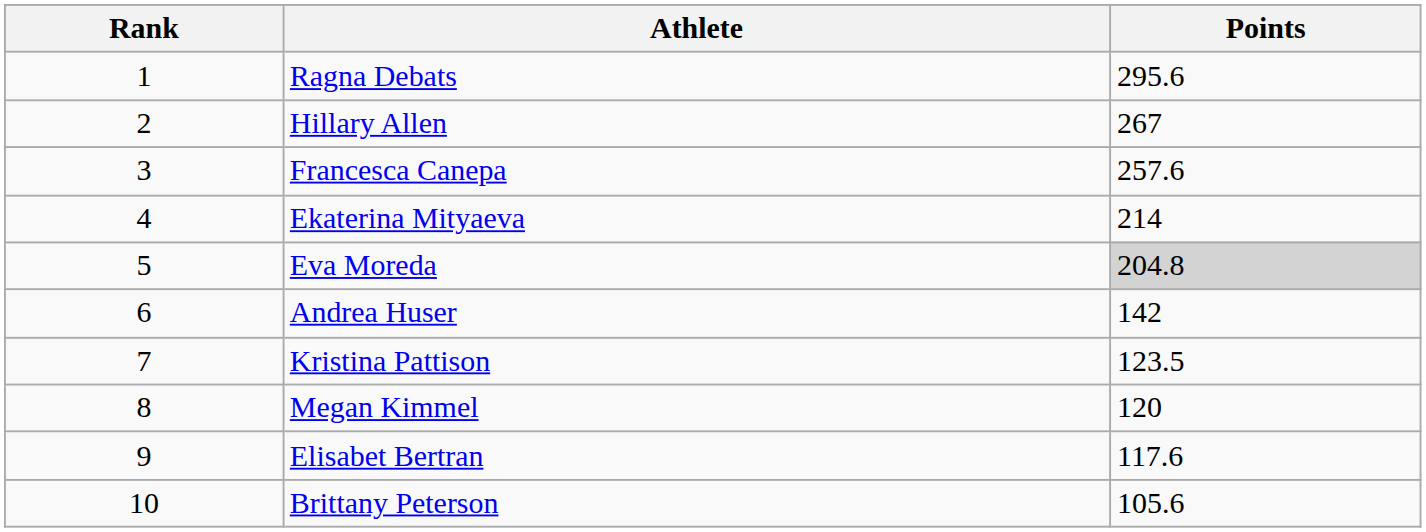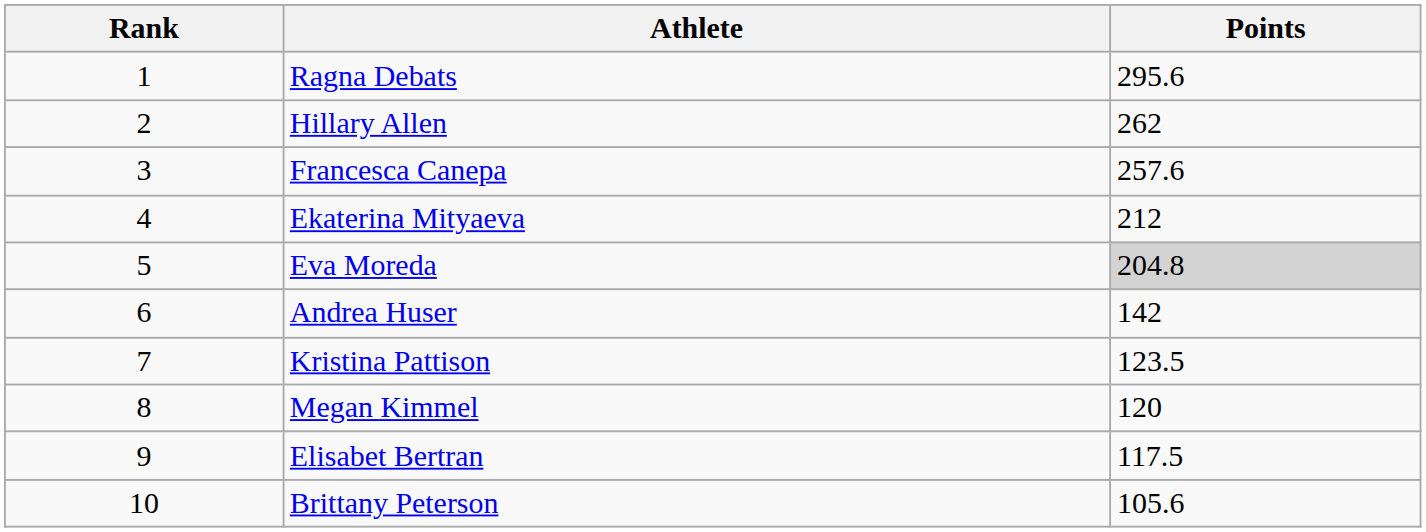(1139, 123) 267 -> (1139, 123) 262
(1139, 218) 214 -> (1139, 218) 212
(1150, 455) 117.6 -> (1150, 455) 117.5
